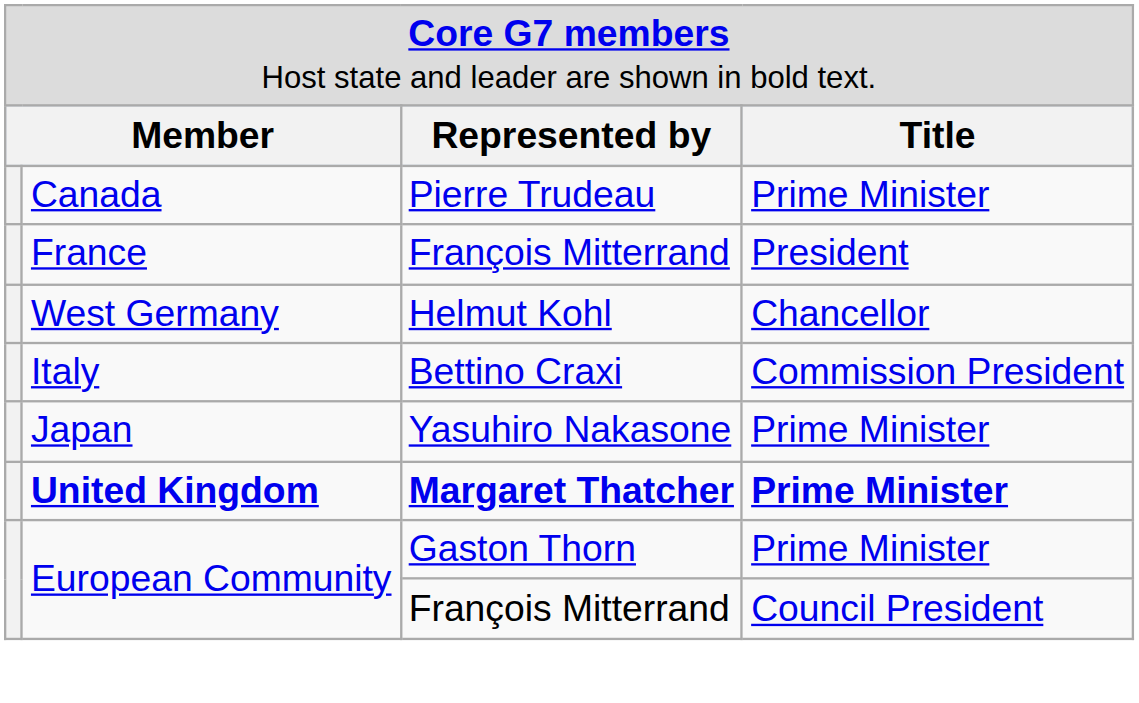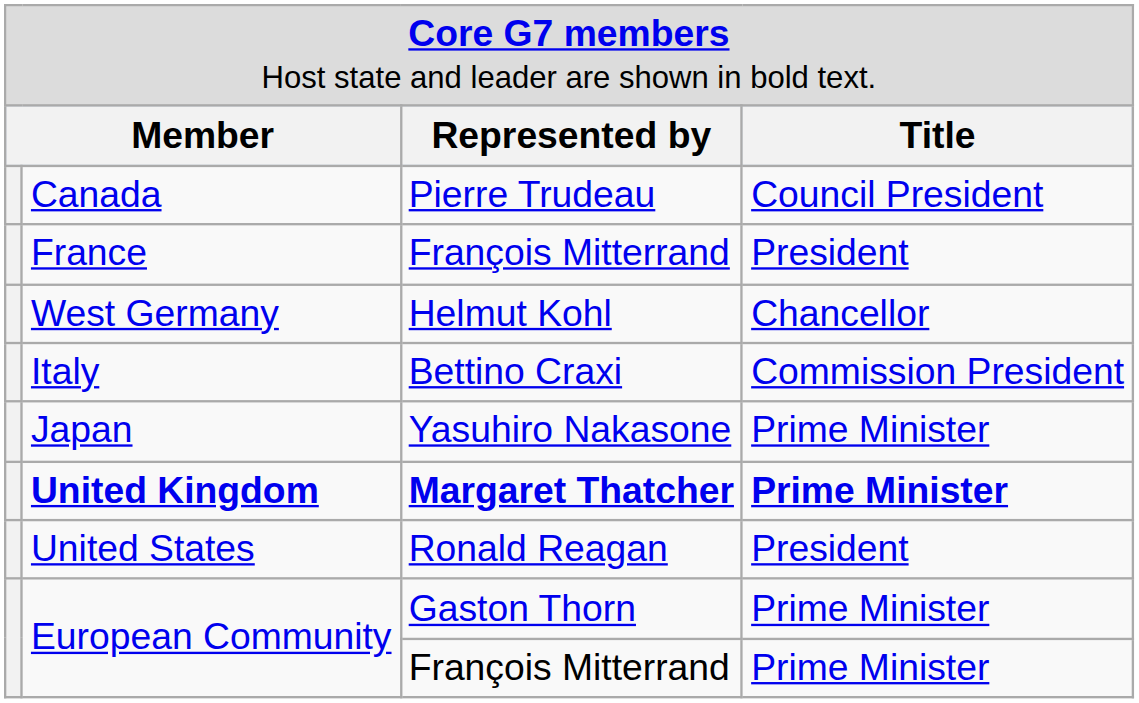(870, 194) Prime Minister -> (897, 194) Council President
+ row: (143, 548)
(897, 608) Council President -> (870, 667) Prime Minister
